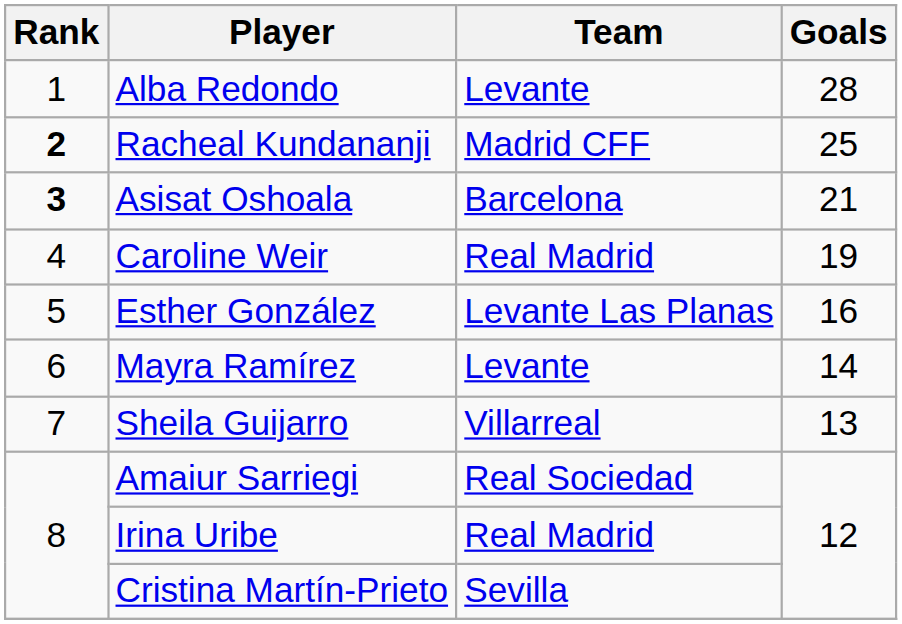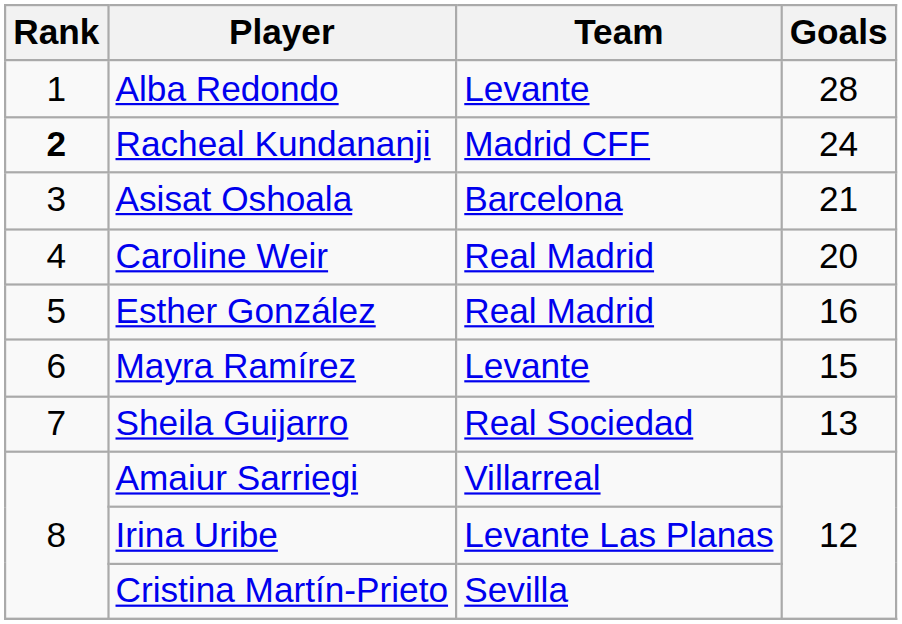(839, 144) 25 -> (839, 144) 24
(56, 199) bold -> (56, 199) normal
(839, 255) 19 -> (839, 255) 20
(619, 311) Levante Las Planas -> (559, 311) Real Madrid
(839, 367) 14 -> (839, 367) 15
(532, 423) Villarreal -> (579, 423) Real Sociedad
(579, 479) Real Sociedad -> (532, 479) Villarreal
(559, 534) Real Madrid -> (619, 534) Levante Las Planas
